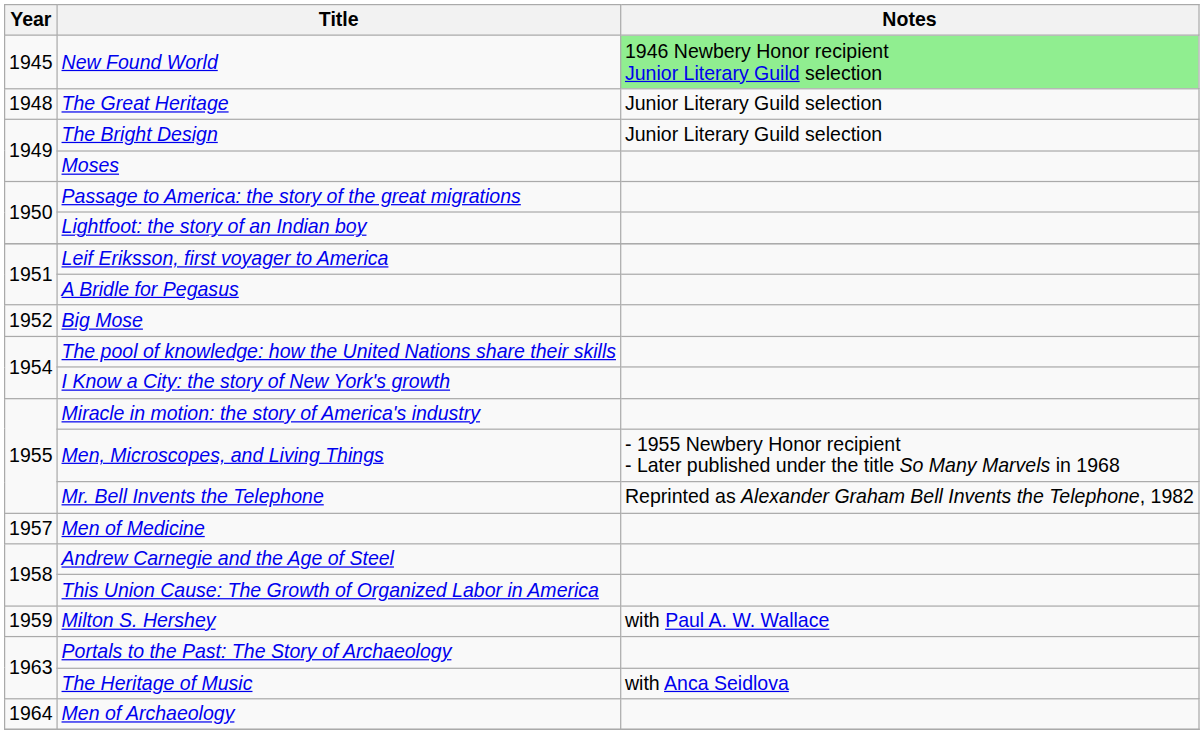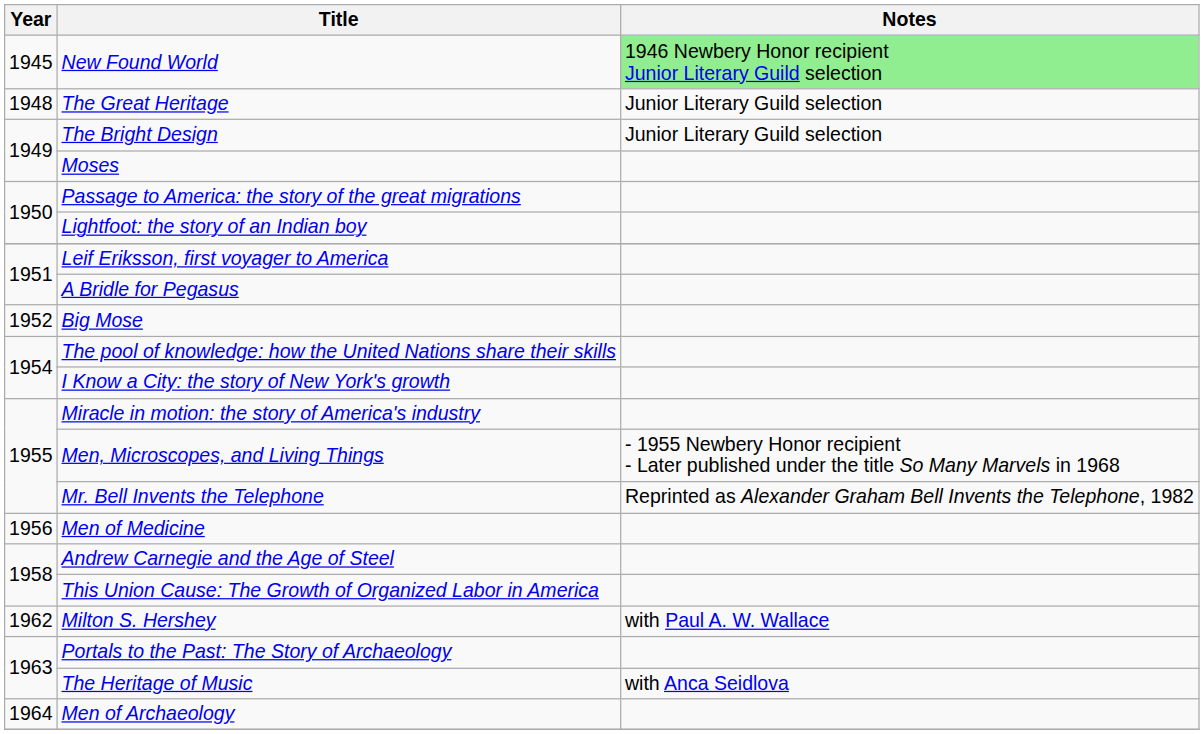(31, 528) 1957 -> (31, 528) 1956
(31, 621) 1959 -> (31, 621) 1962
